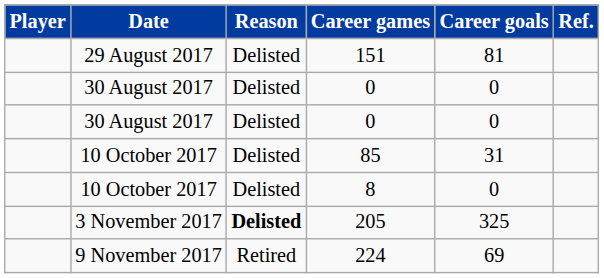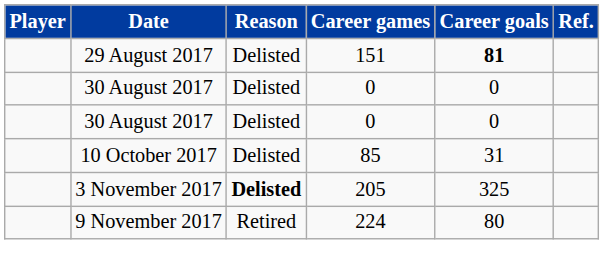(494, 55) normal -> (494, 55) bold
- row: (149, 189)
(494, 256) 69 -> (494, 222) 80
